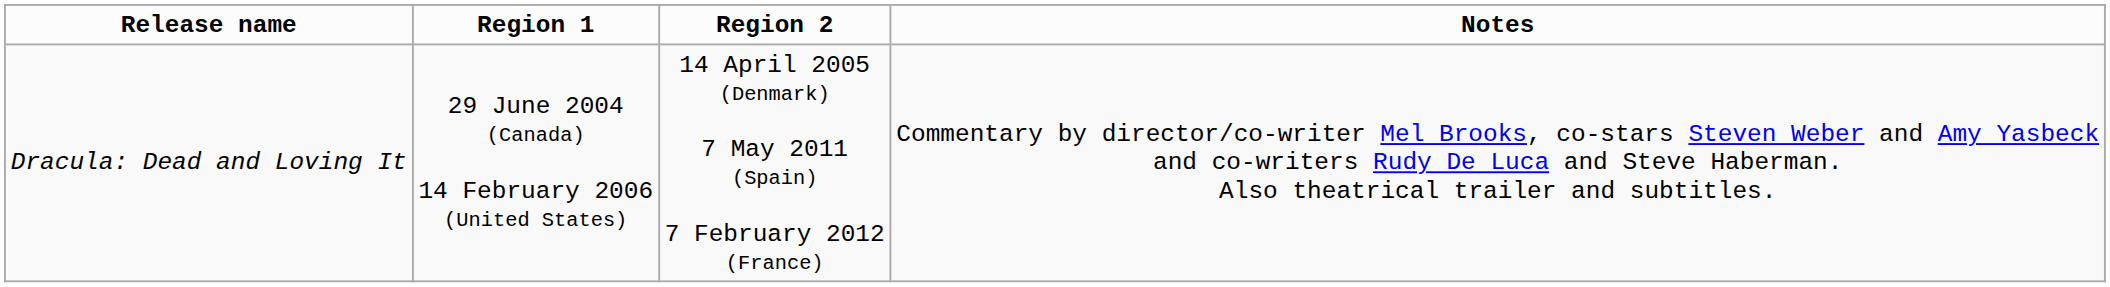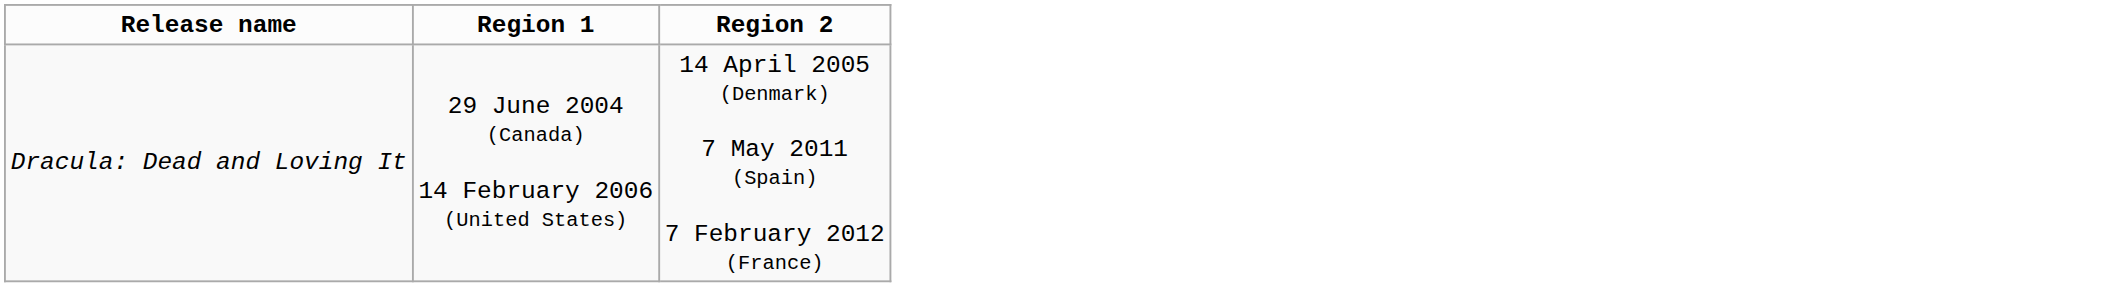- column: (1498, 25)
